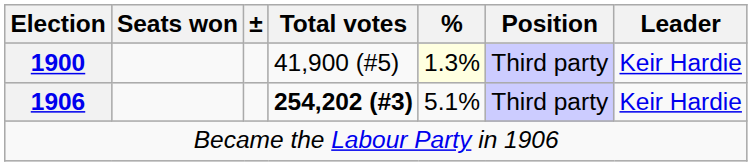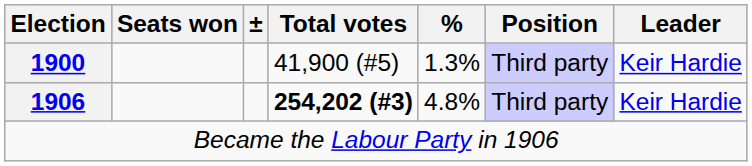(452, 62) lightyellow background -> (452, 62) no background
(452, 101) 5.1% -> (452, 101) 4.8%
